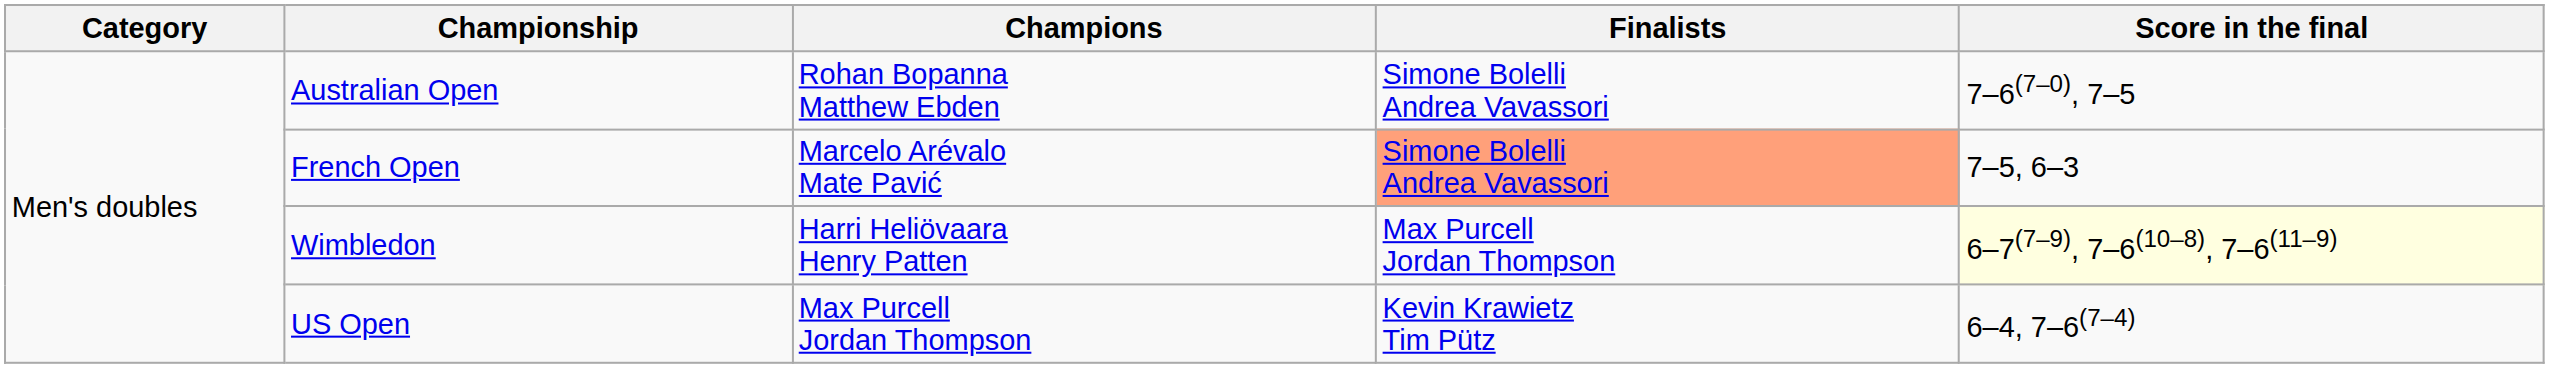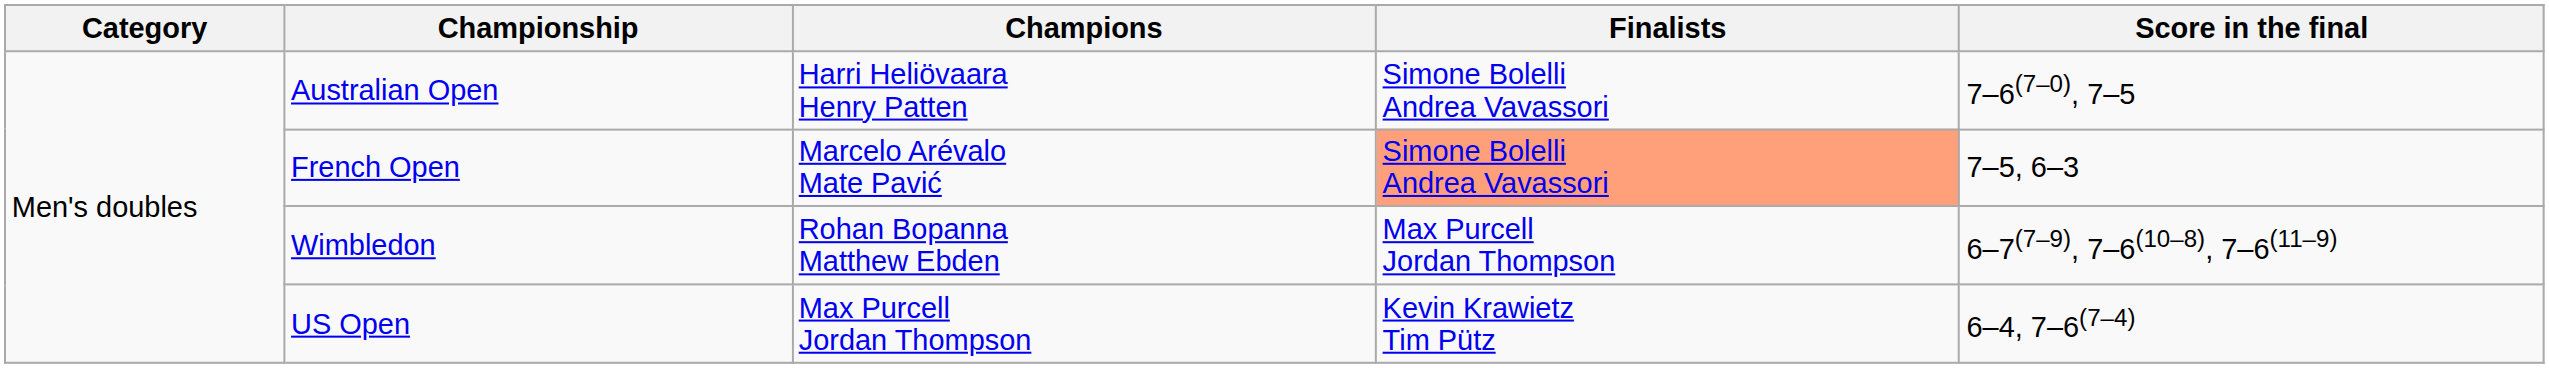(903, 90) Rohan Bopanna Matthew Ebden -> (903, 90) Harri Heliövaara Henry Patten
(903, 246) Harri Heliövaara Henry Patten -> (903, 246) Rohan Bopanna Matthew Ebden
(2152, 246) lightyellow background -> (2152, 246) no background
